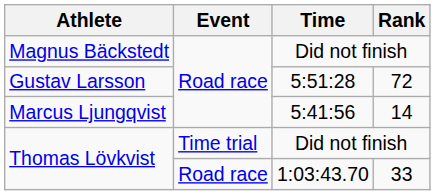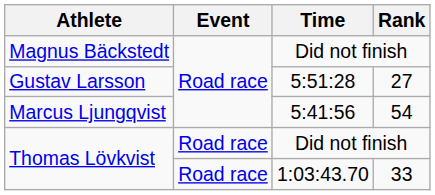(402, 82) 72 -> (402, 82) 27
(402, 113) 14 -> (402, 113) 54
(218, 143) Time trial -> (223, 143) Road race
